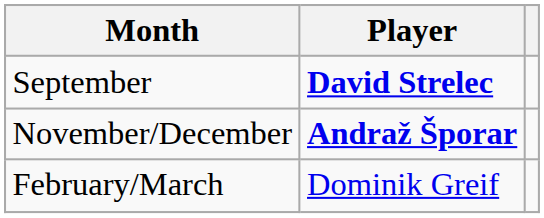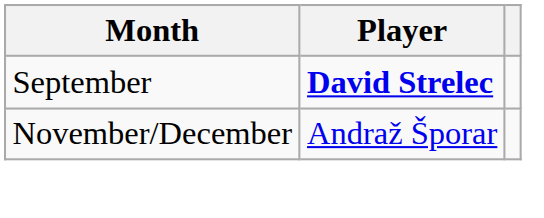(412, 133) bold -> (402, 133) normal
- row: (118, 184)
